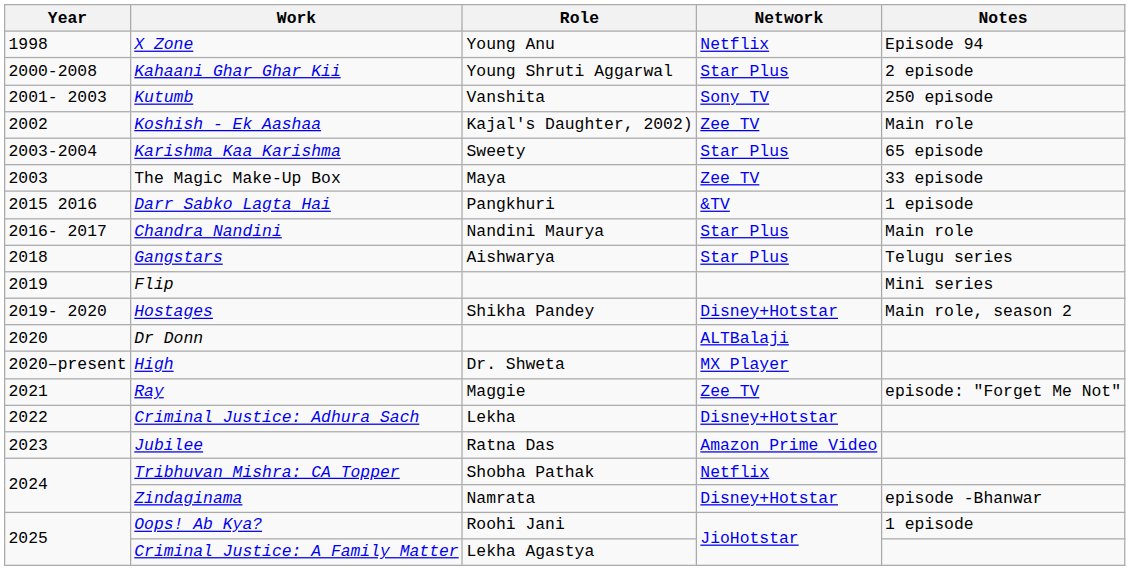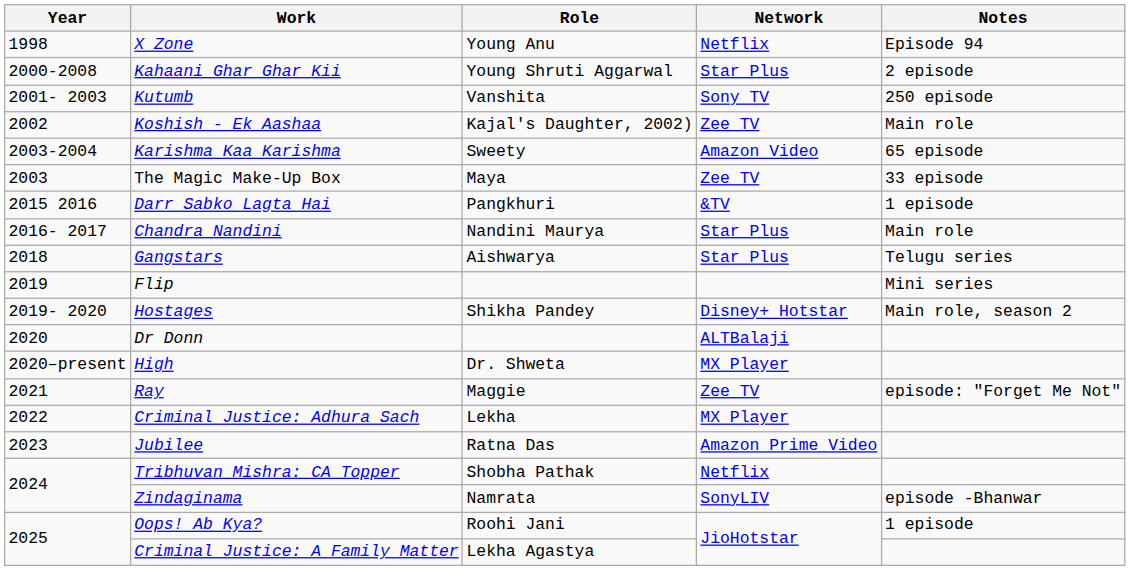(745, 151) Star Plus -> (759, 151) Amazon Video
(769, 312) Disney+Hotstar -> (774, 312) Disney+ Hotstar
(769, 418) Disney+Hotstar -> (745, 418) MX Player
(769, 499) Disney+Hotstar -> (735, 499) SonyLIV
